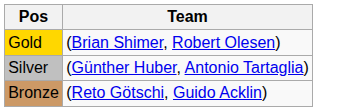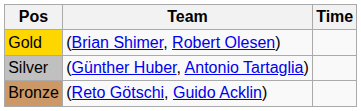+ column: (335, 17)
